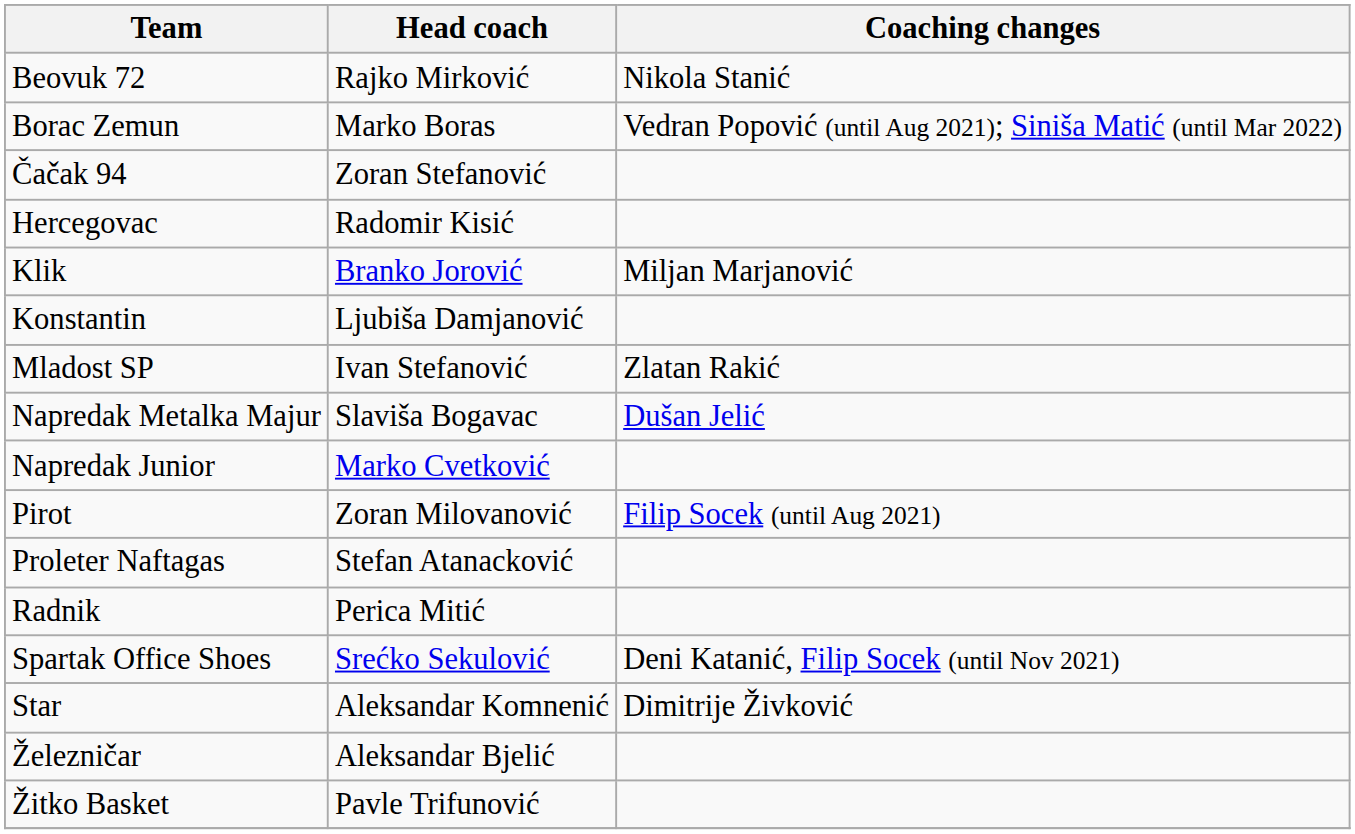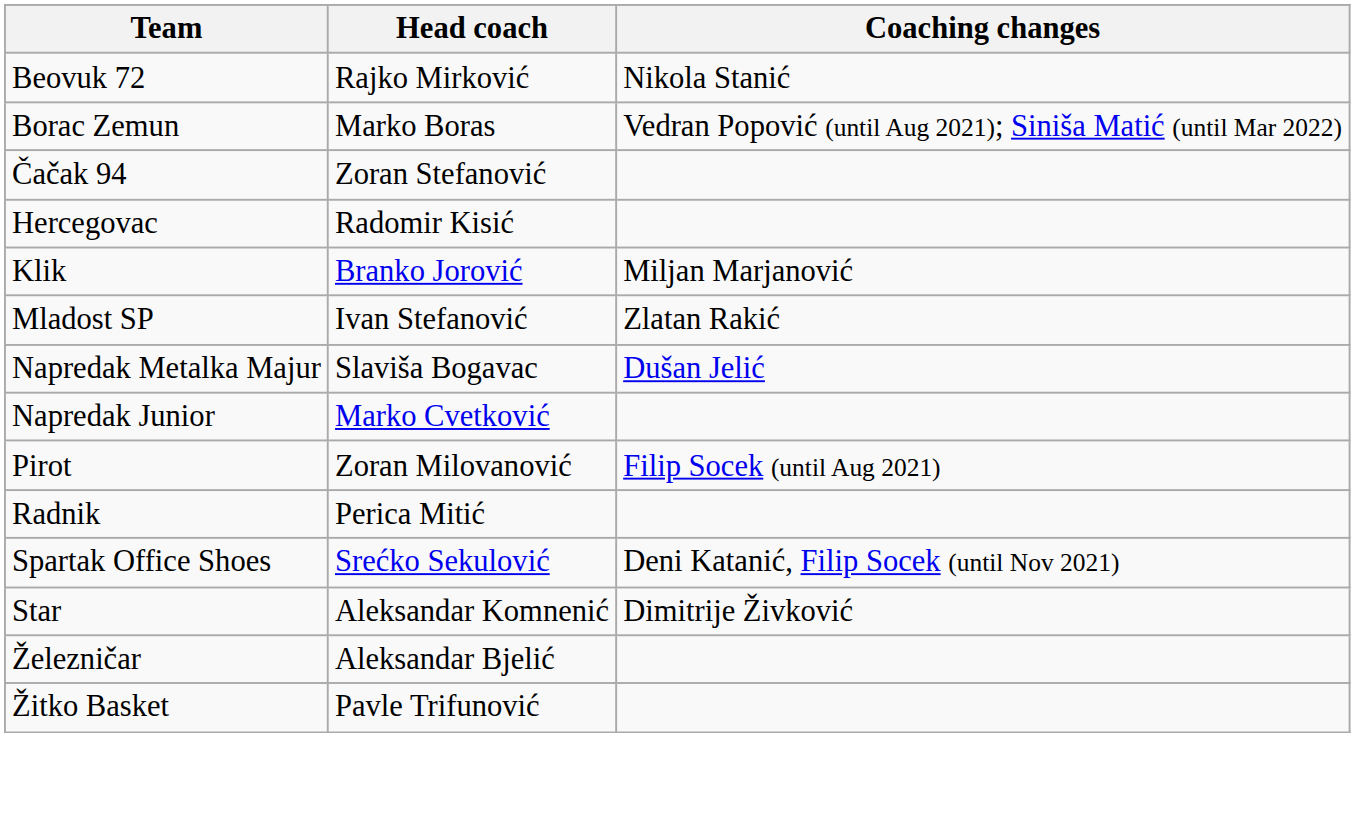- row: (79, 319)
- row: (118, 561)
